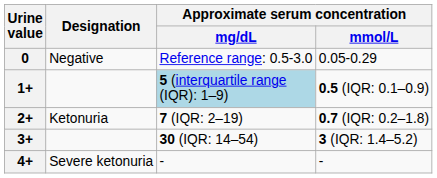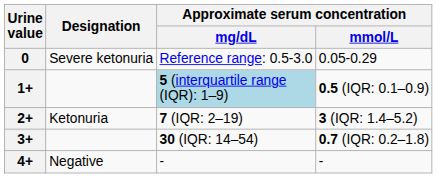(76, 59) Negative -> (101, 59) Severe ketonuria
(374, 118) 0.7 (IQR: 0.2–1.8) -> (368, 118) 3 (IQR: 1.4–5.2)
(368, 140) 3 (IQR: 1.4–5.2) -> (374, 140) 0.7 (IQR: 0.2–1.8)
(101, 161) Severe ketonuria -> (76, 161) Negative
